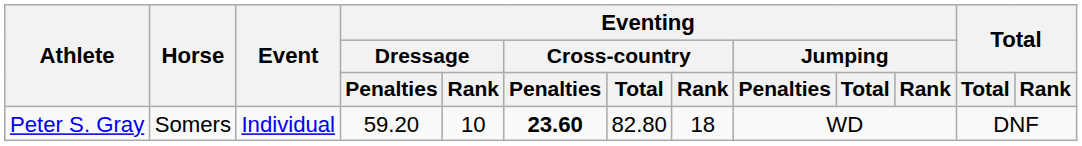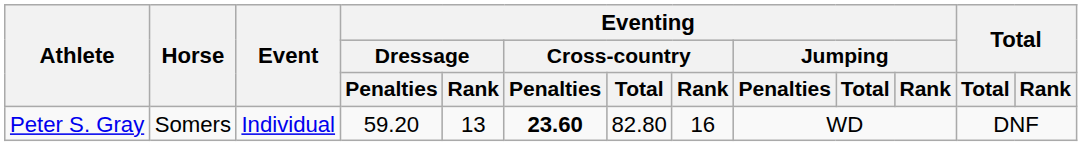(473, 124) 10 -> (473, 124) 13
(703, 124) 18 -> (703, 124) 16
